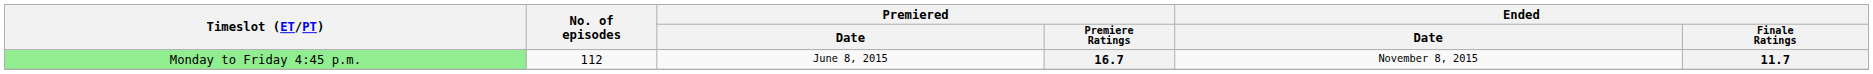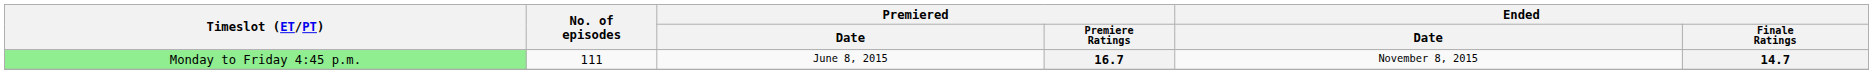(592, 60) 112 -> (592, 60) 111
(1775, 60) 11.7 -> (1775, 60) 14.7
